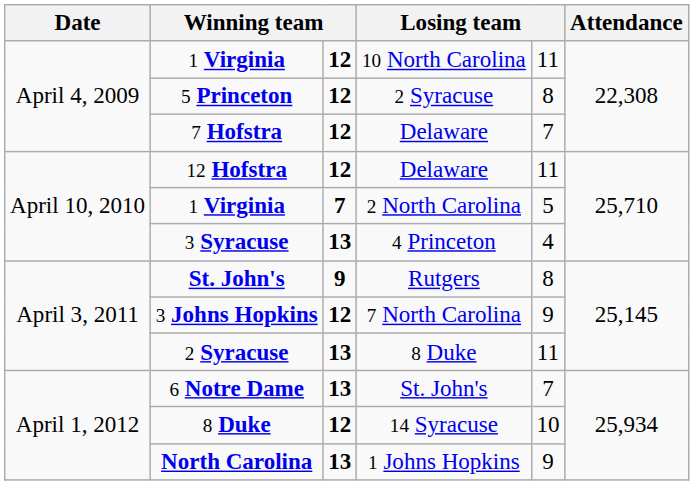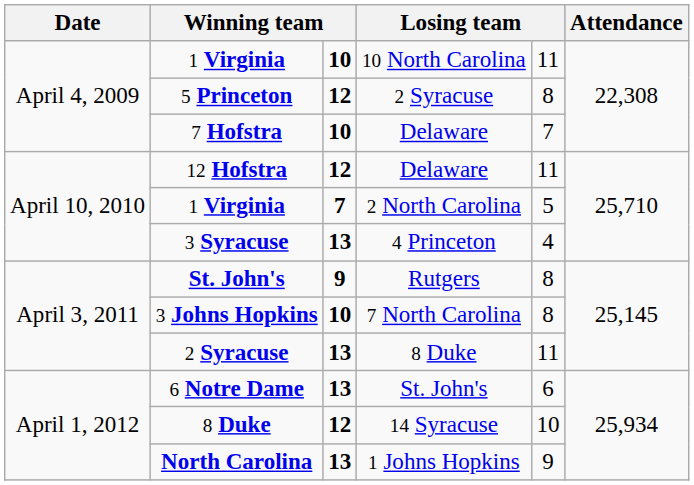(340, 59) 12 -> (340, 59) 10
(340, 132) 12 -> (340, 132) 10
(340, 315) 12 -> (340, 315) 10
(548, 315) 9 -> (548, 315) 8
(548, 388) 7 -> (548, 388) 6
